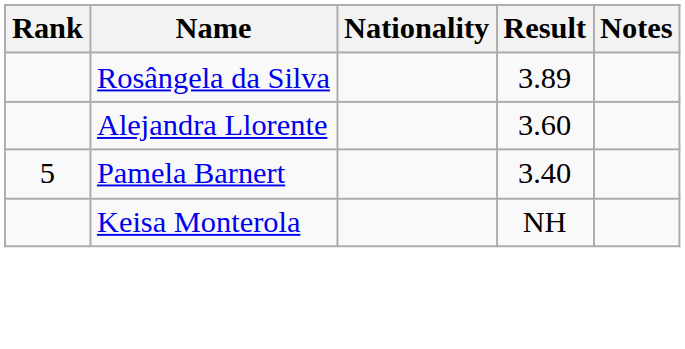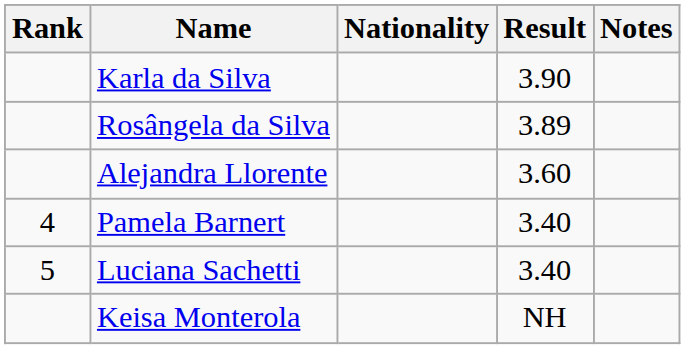+ row: (184, 76)
(47, 173) 5 -> (47, 221) 4
+ row: (199, 269)
